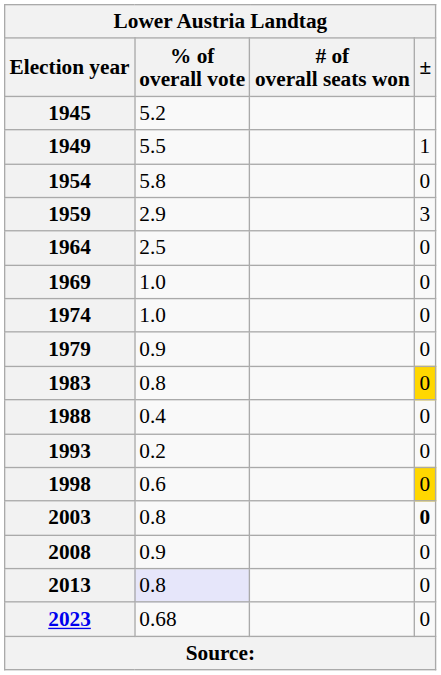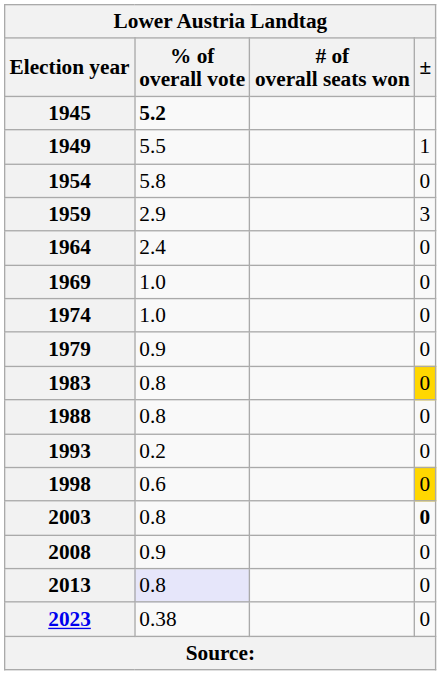(153, 112) normal -> (153, 112) bold
(153, 247) 2.5 -> (153, 247) 2.4
(153, 416) 0.4 -> (153, 416) 0.8
(158, 619) 0.68 -> (158, 619) 0.38
